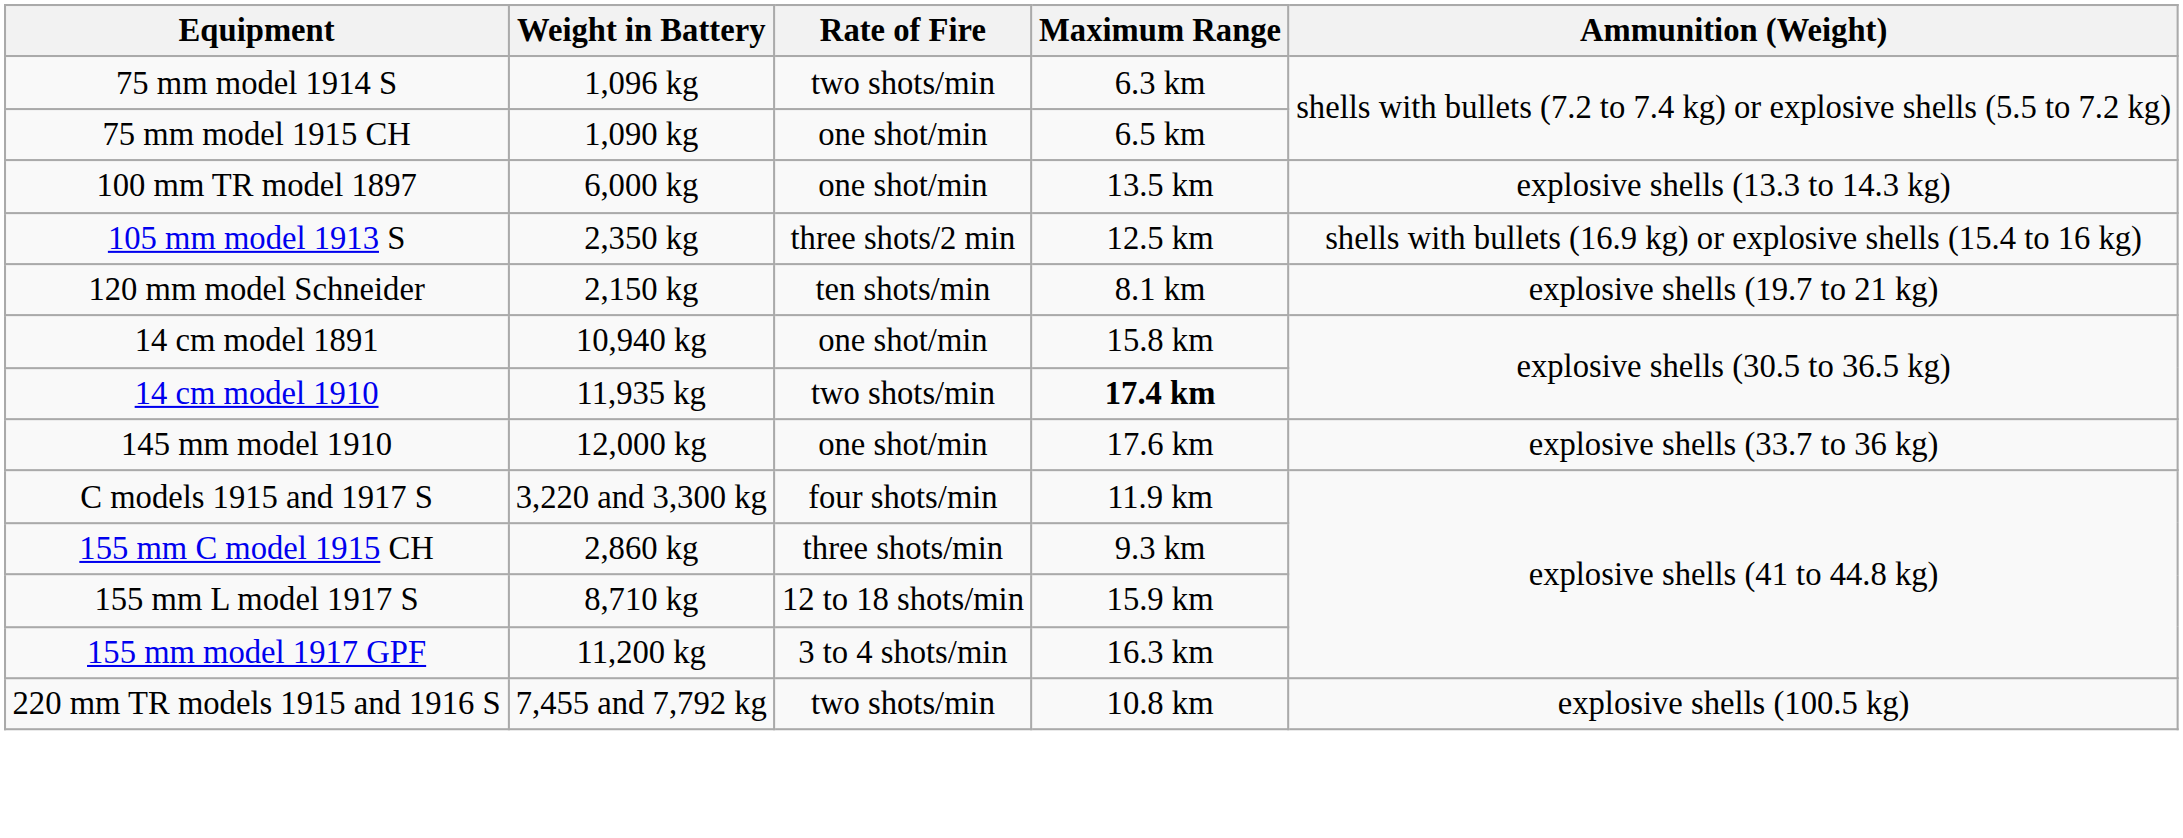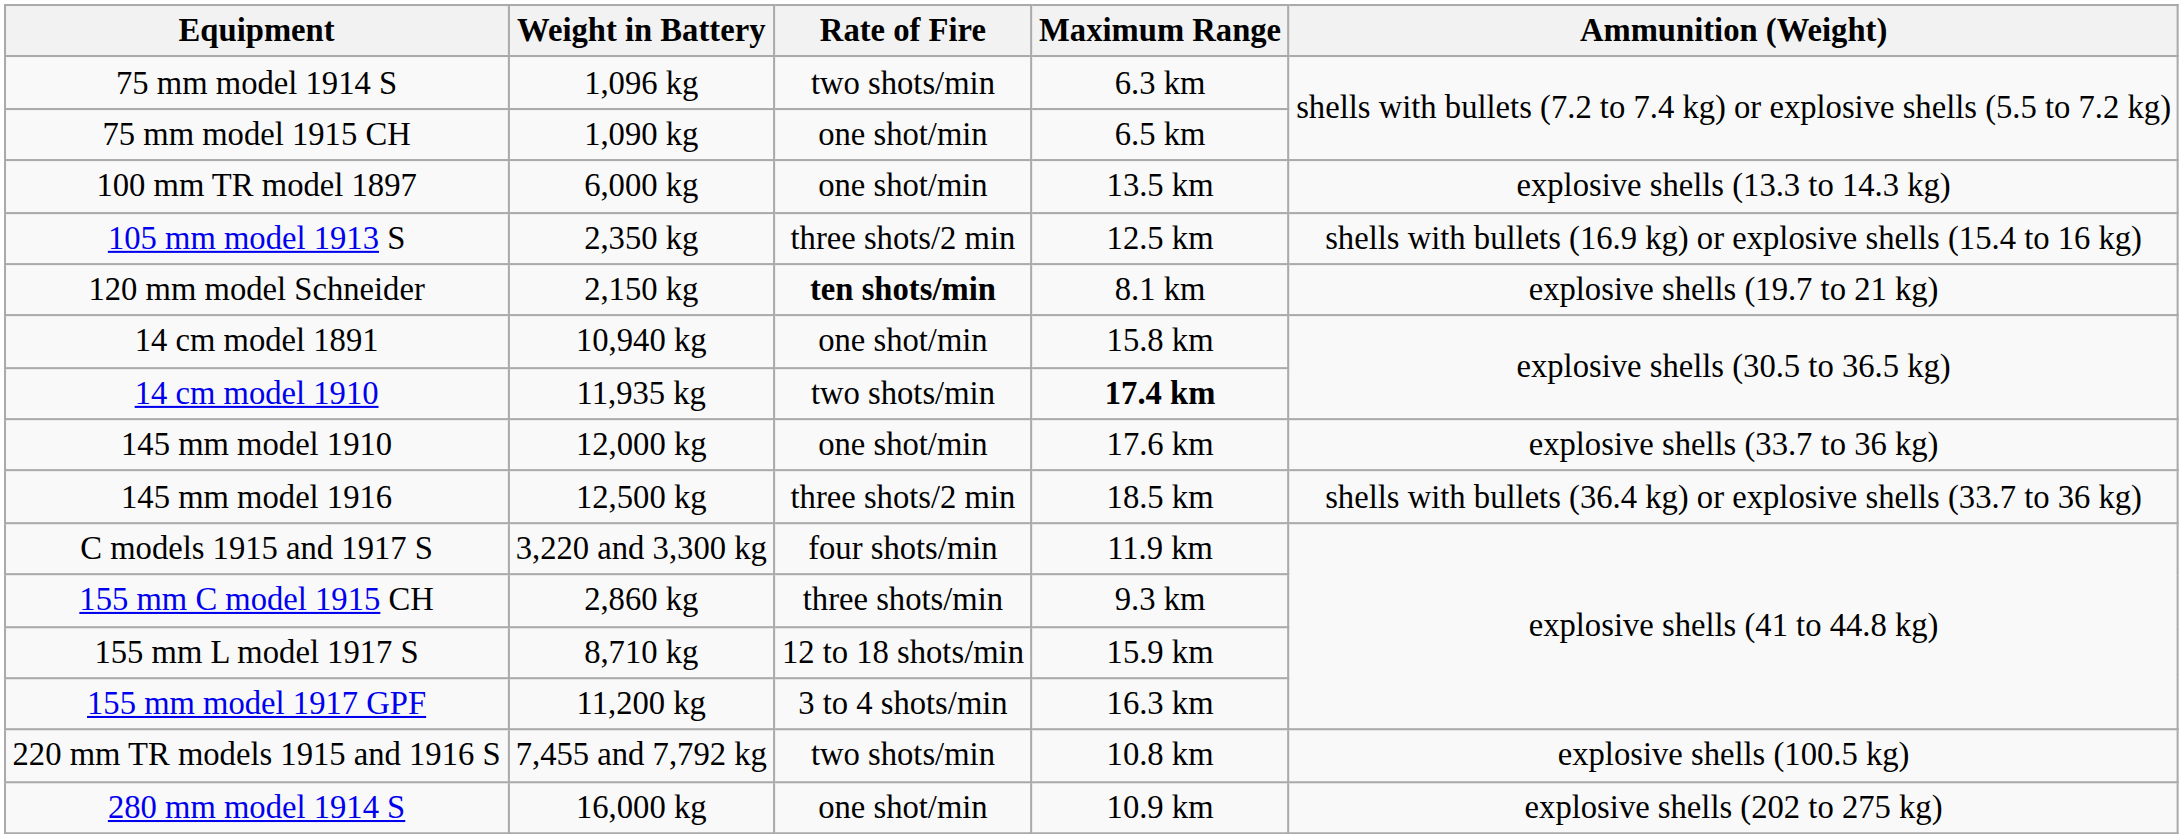(903, 289) normal -> (903, 289) bold
+ row: (257, 496)
+ row: (257, 806)
